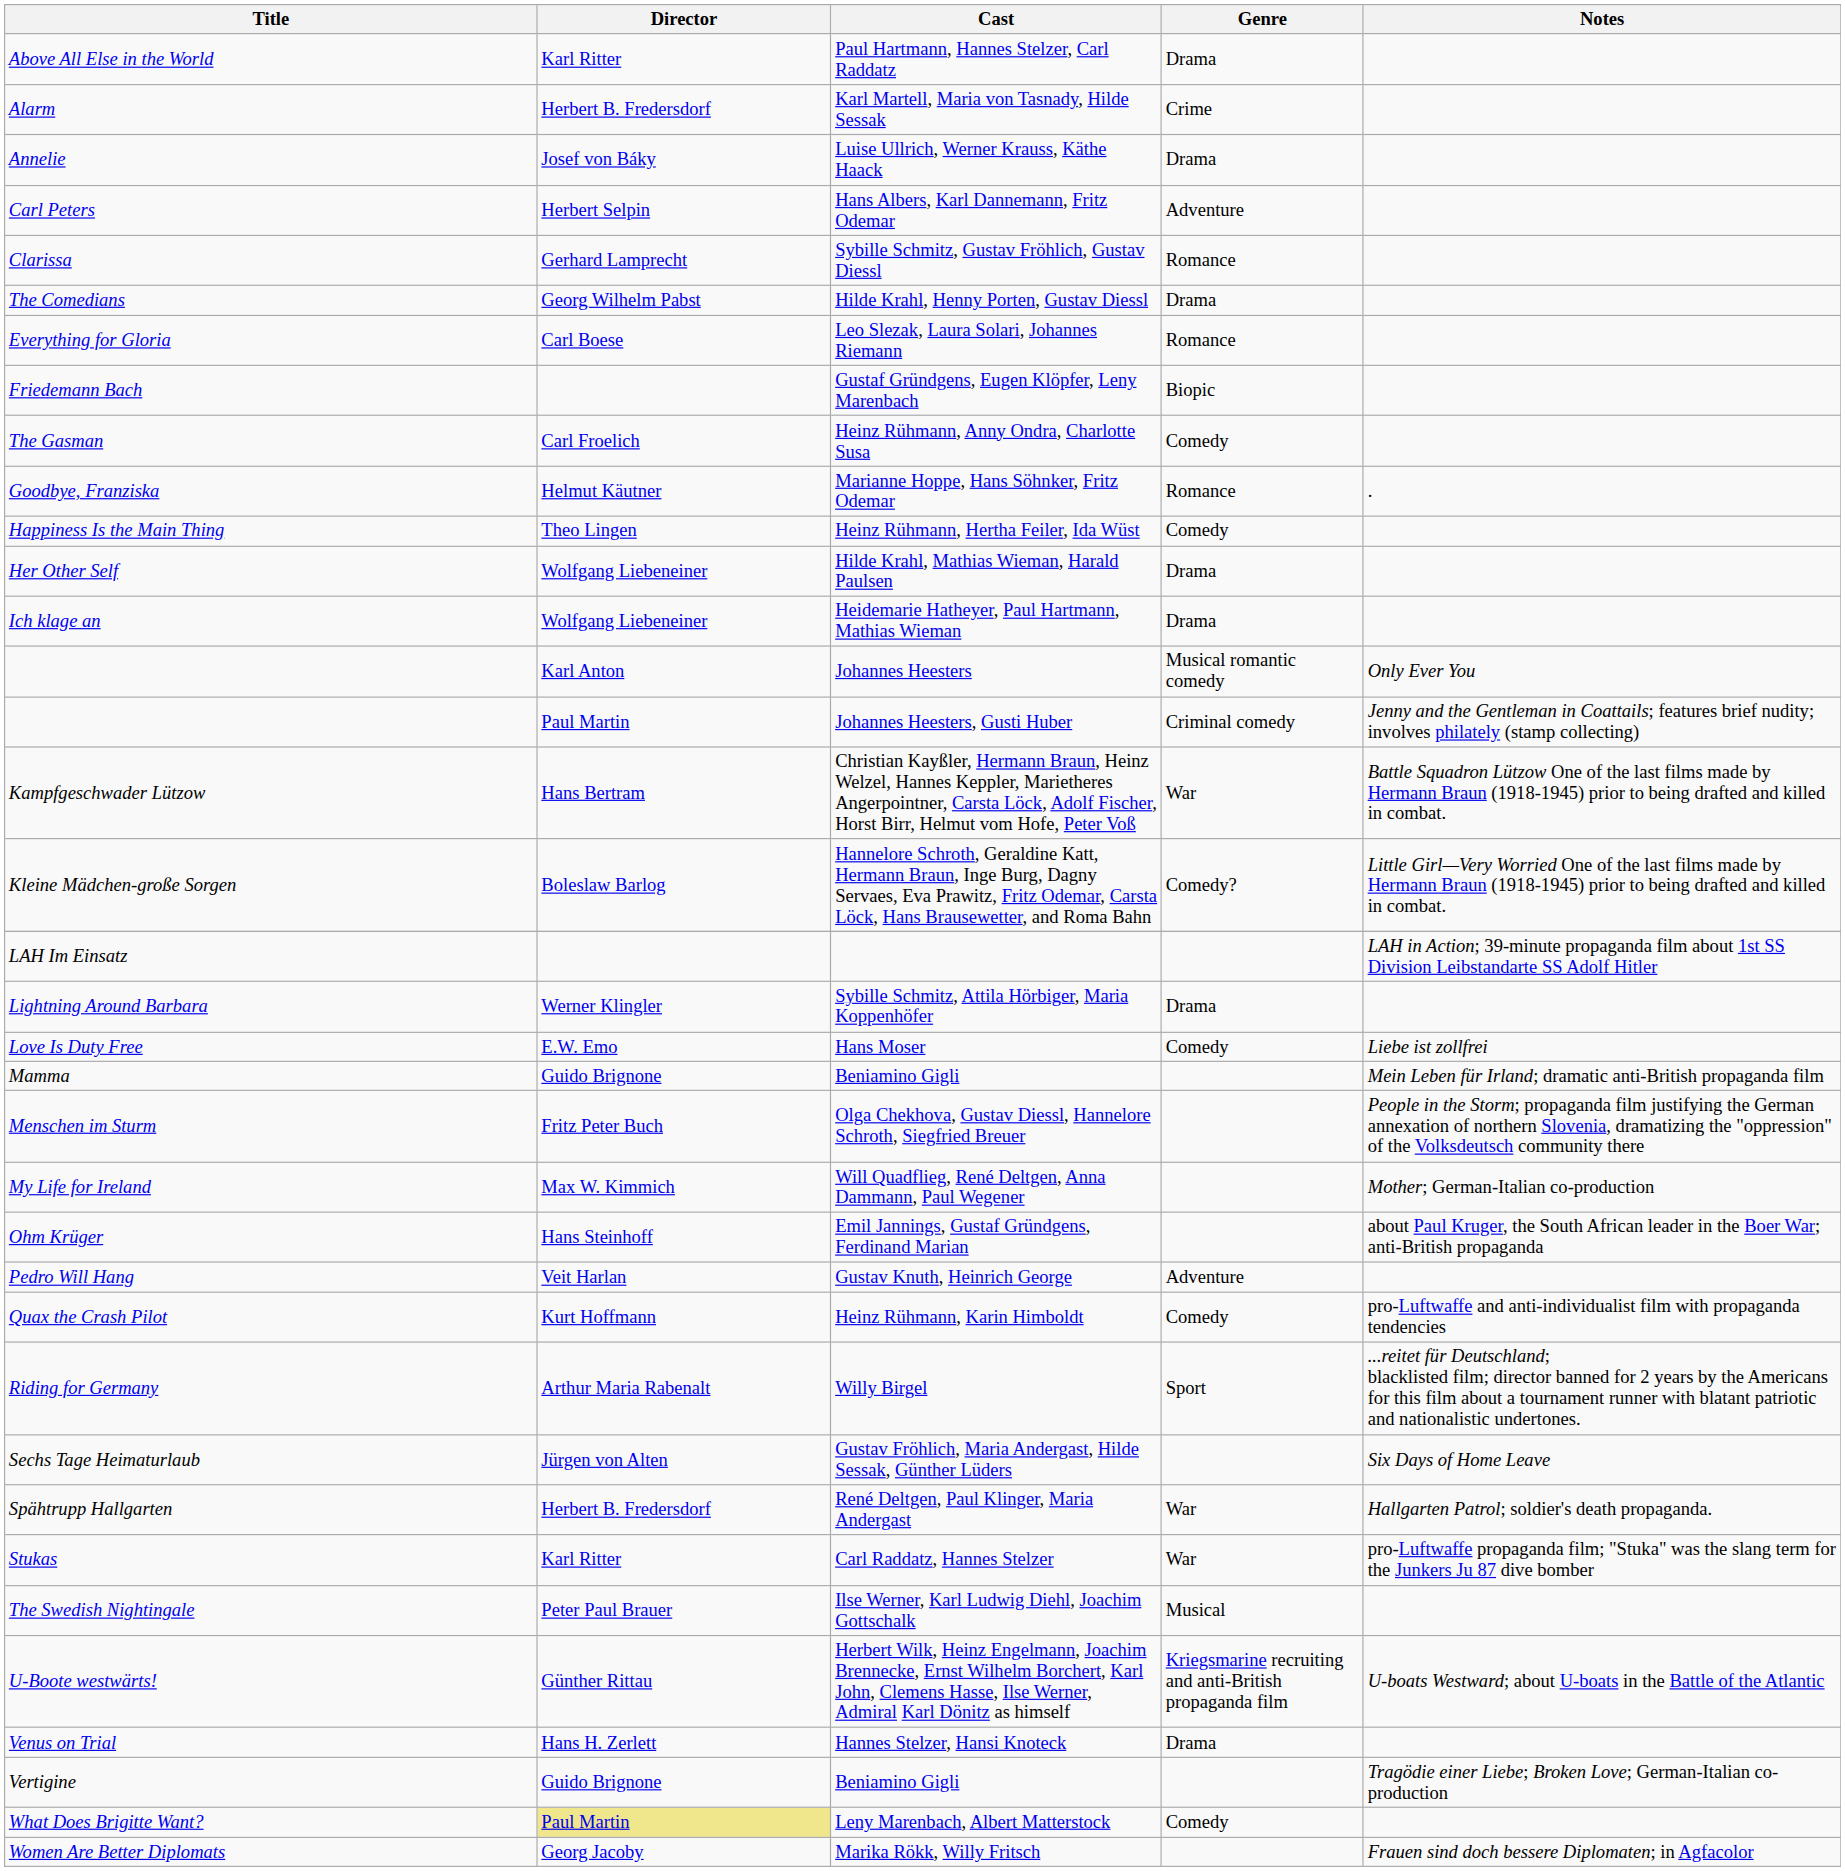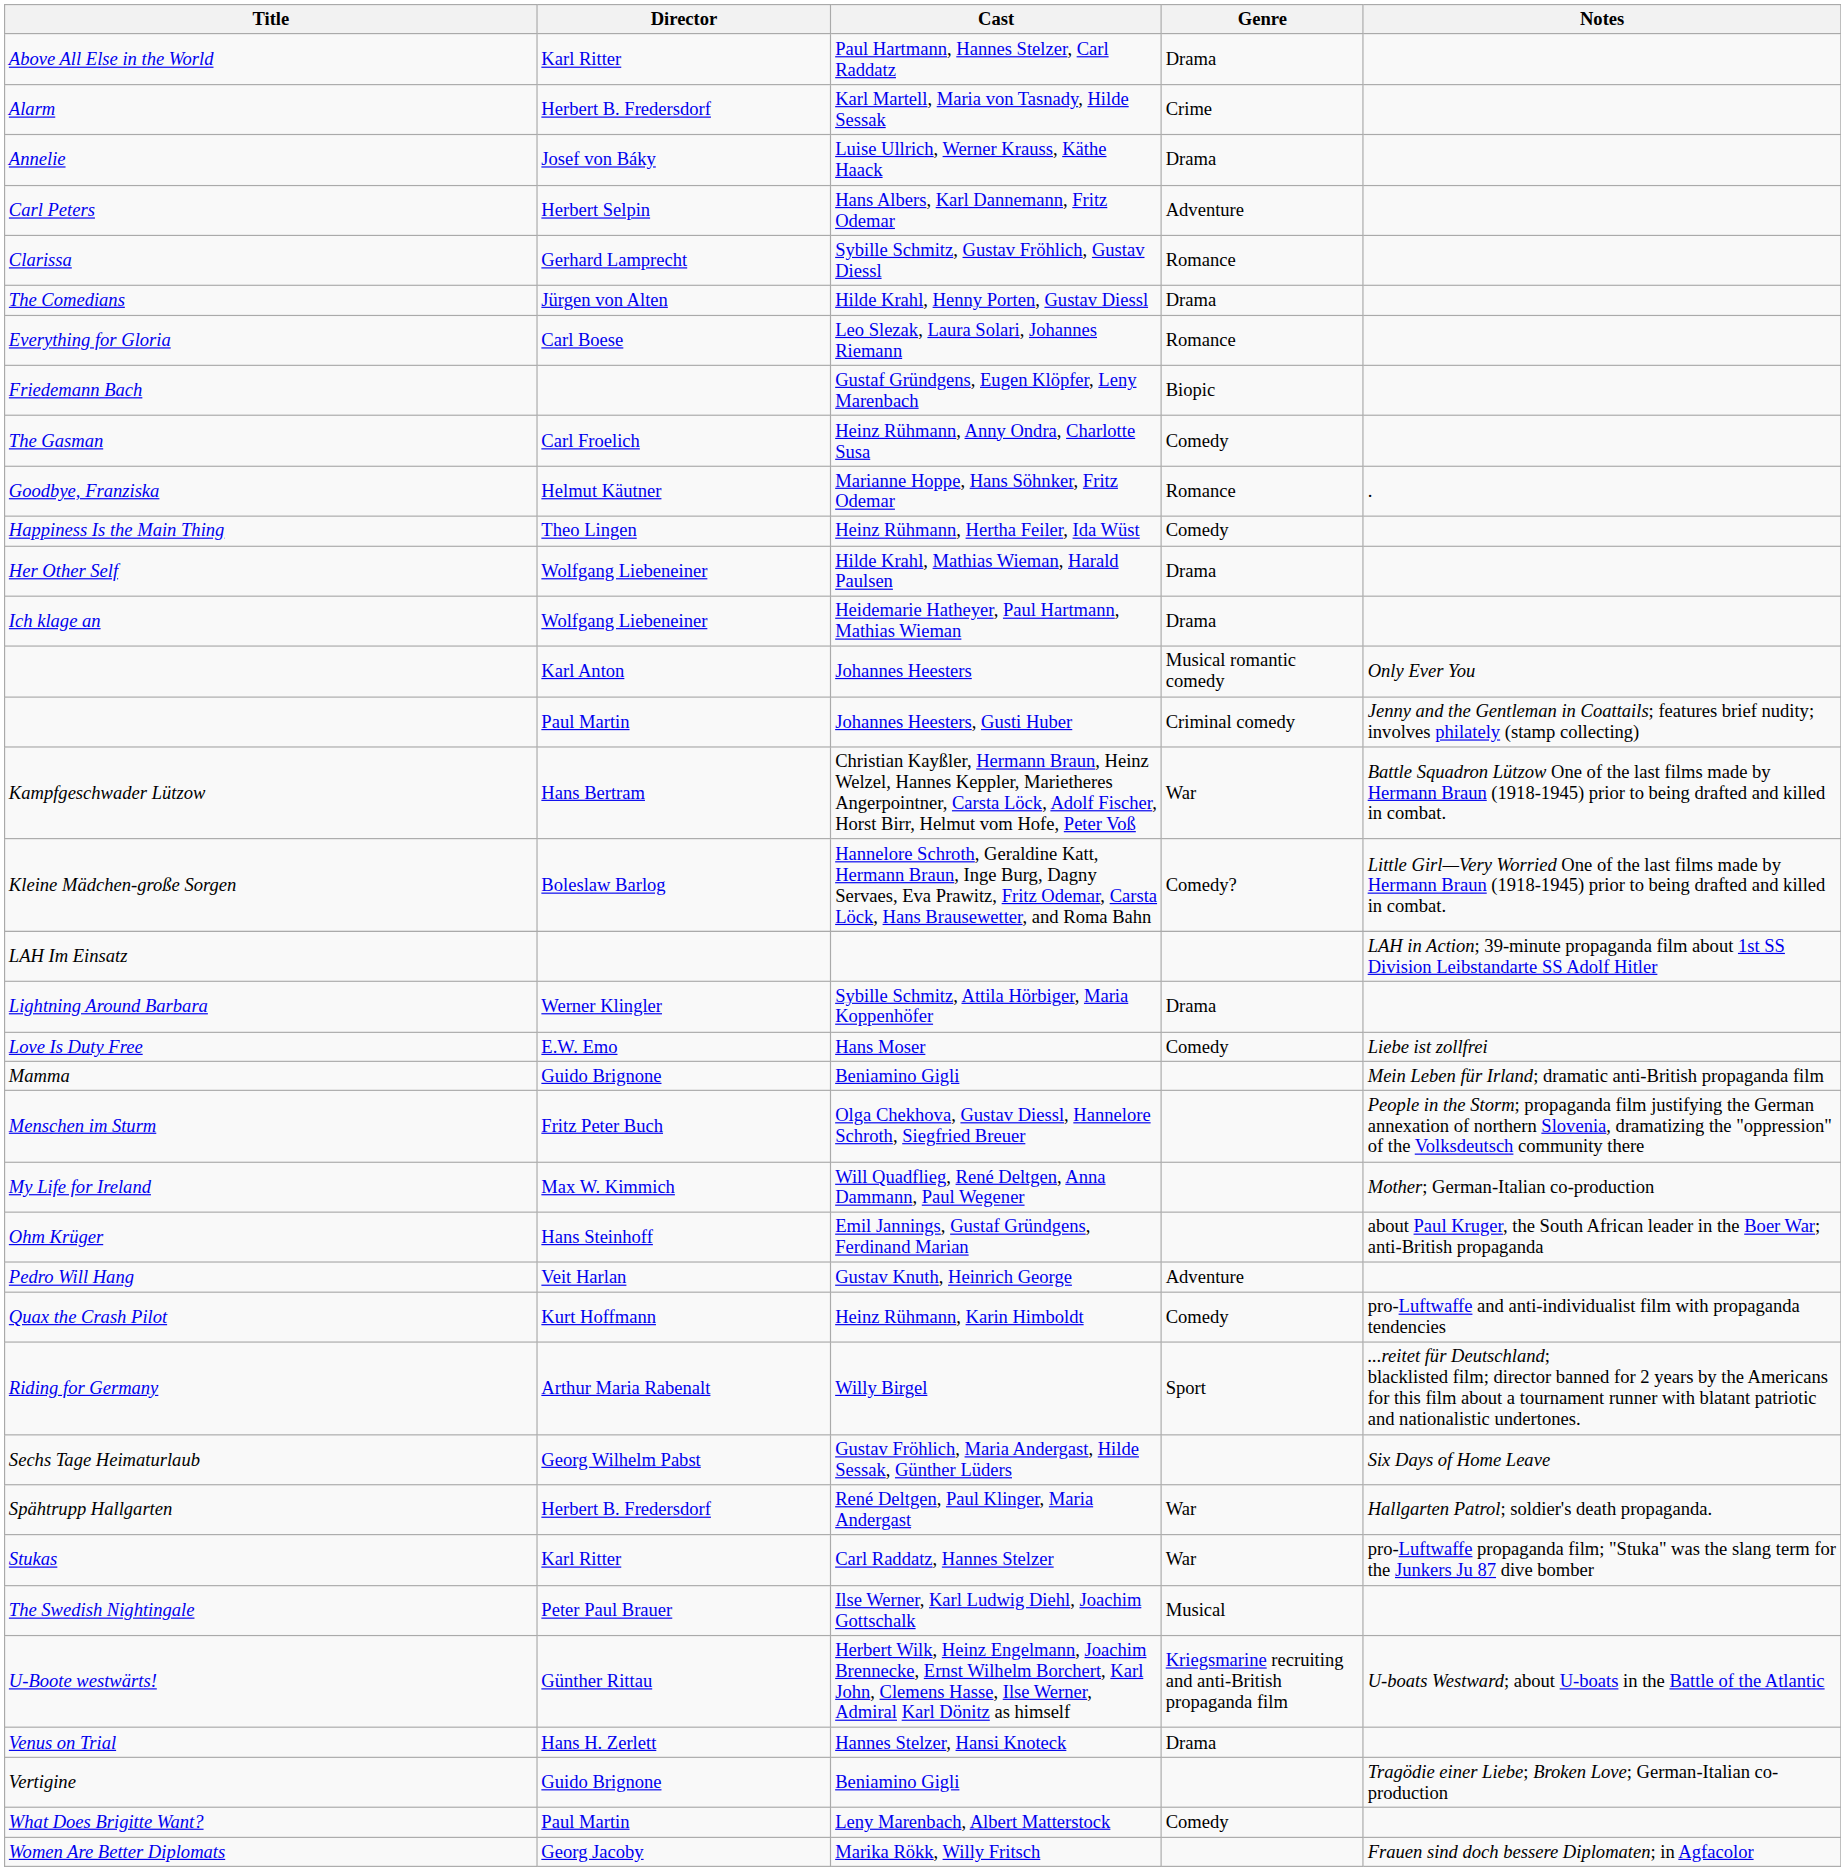(621, 300) Georg Wilhelm Pabst -> (605, 300) Jürgen von Alten
(605, 1459) Jürgen von Alten -> (621, 1459) Georg Wilhelm Pabst
(585, 1822) khaki background -> (585, 1822) no background
